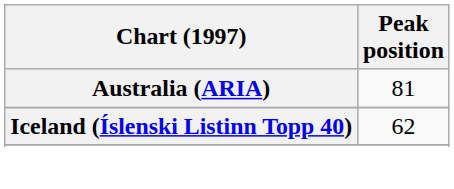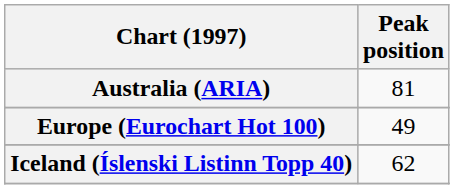+ row: (181, 125)
